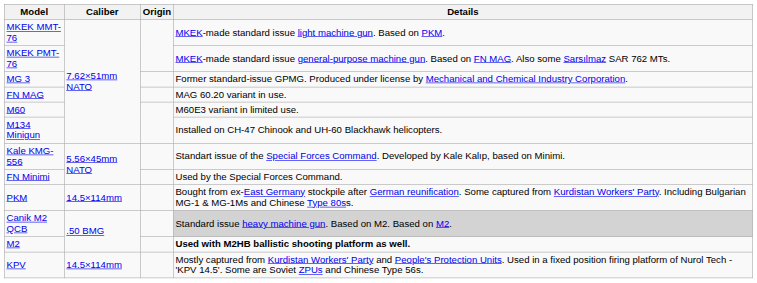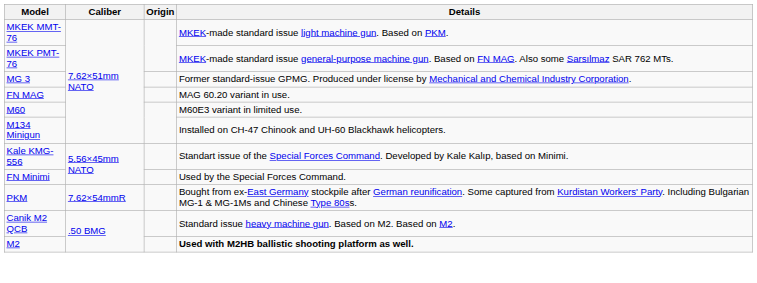(94, 197) 14.5×114mm -> (97, 197) 7.62×54mmR
(314, 223) lightgrey background -> (317, 223) no background
- row: (16, 265)
